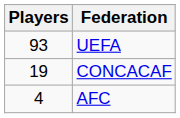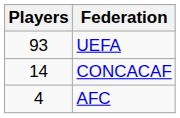(39, 71) 19 -> (39, 71) 14
